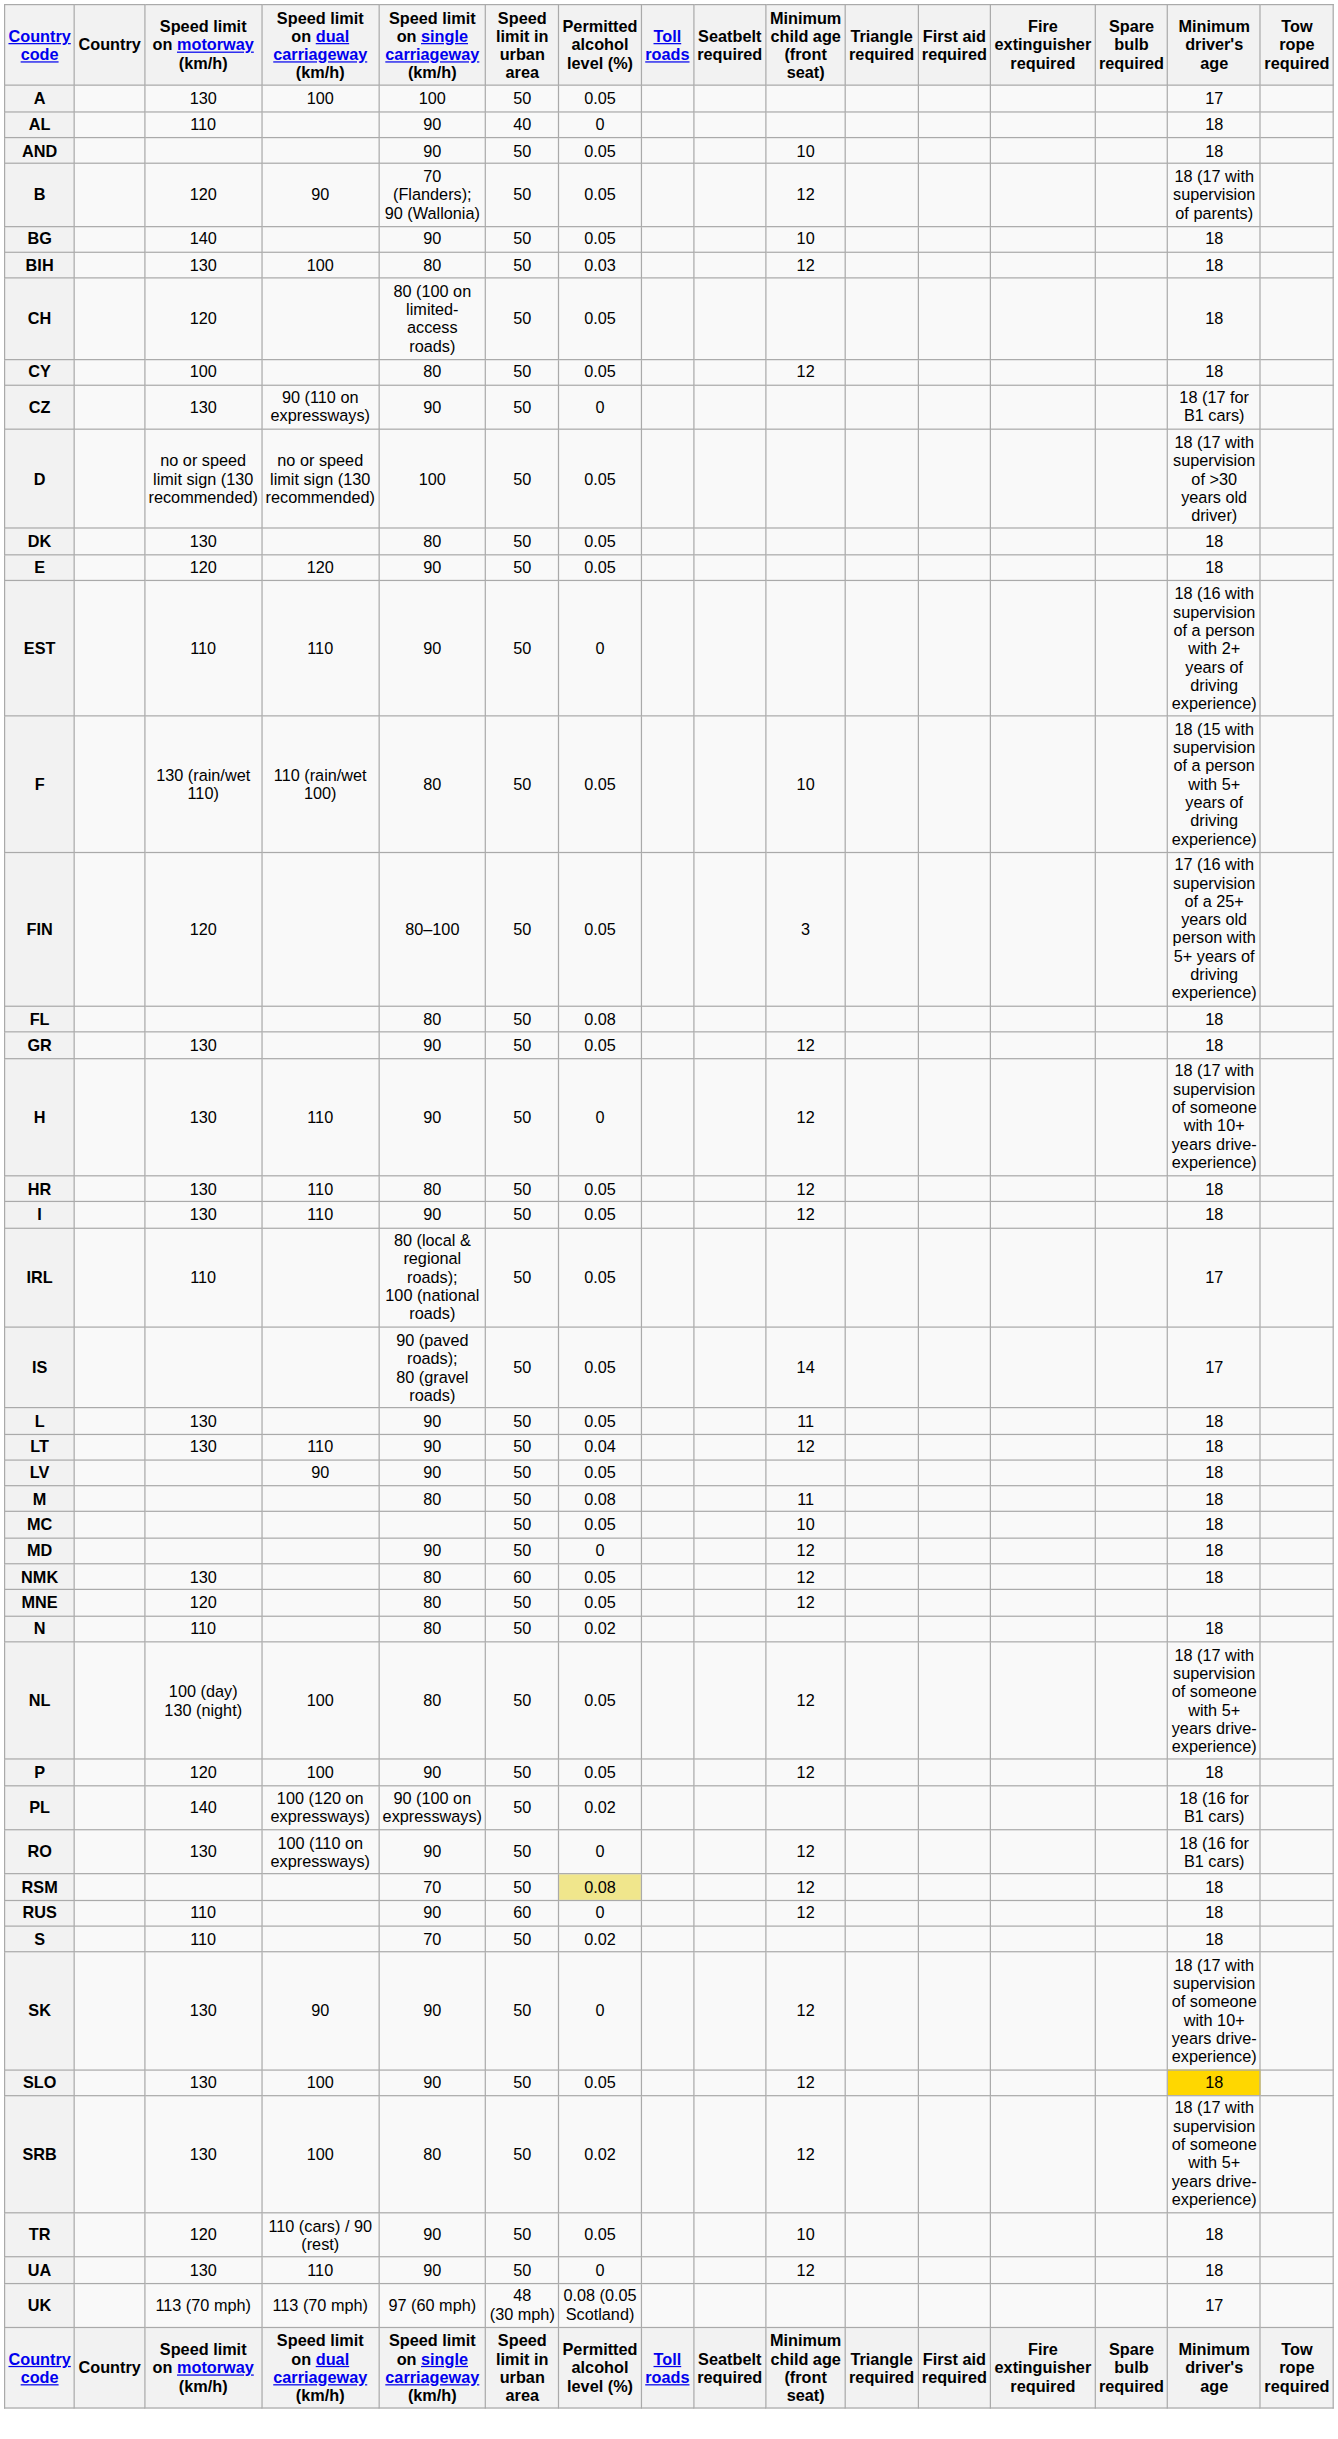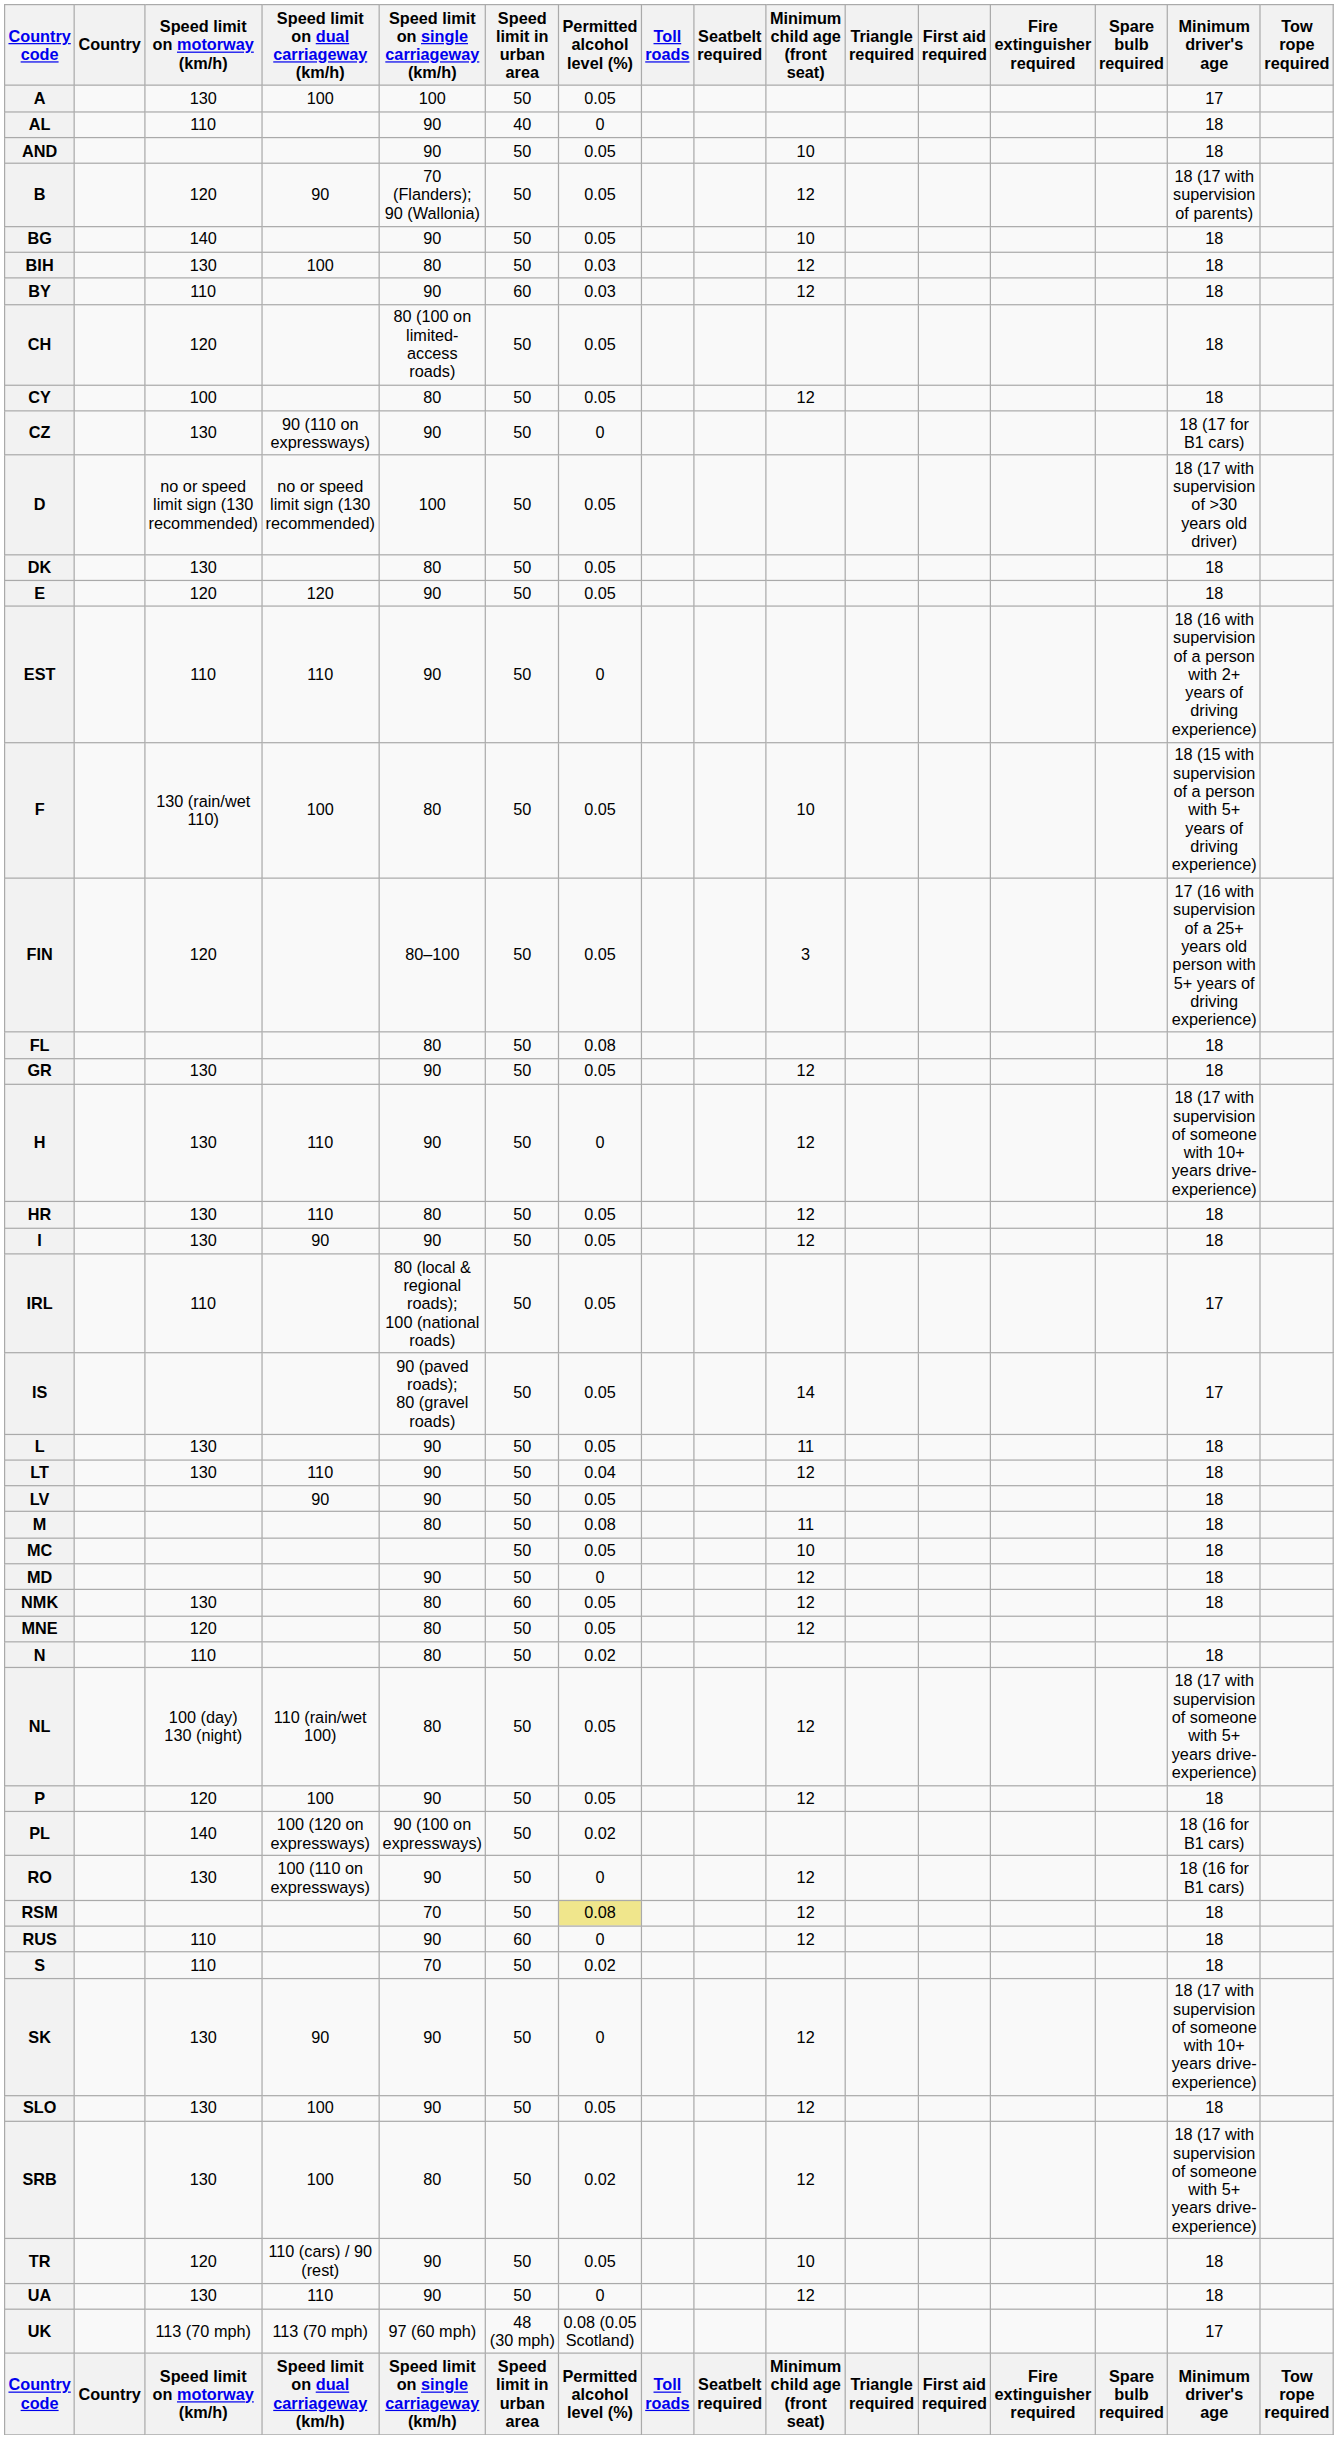+ row: (40, 291)
(320, 785) 110 (rain/wet 100) -> (320, 811) 100
(320, 1215) 110 -> (320, 1241) 90
(320, 1701) 100 -> (320, 1727) 110 (rain/wet 100)
(1214, 2083) gold background -> (1214, 2109) no background
